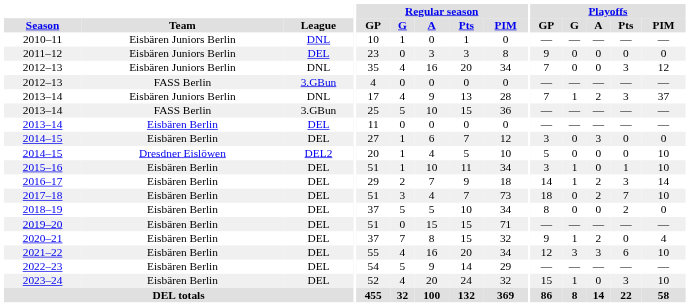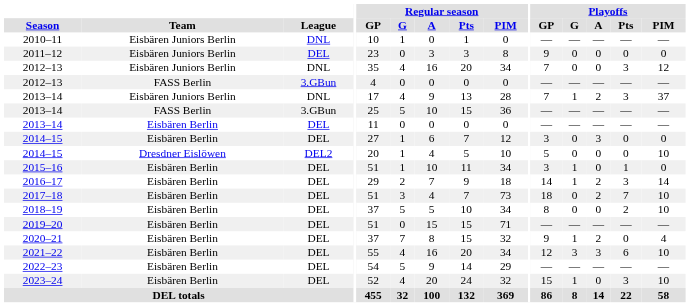(664, 167) 10 -> (664, 167) 0
(664, 210) 0 -> (664, 210) 10
